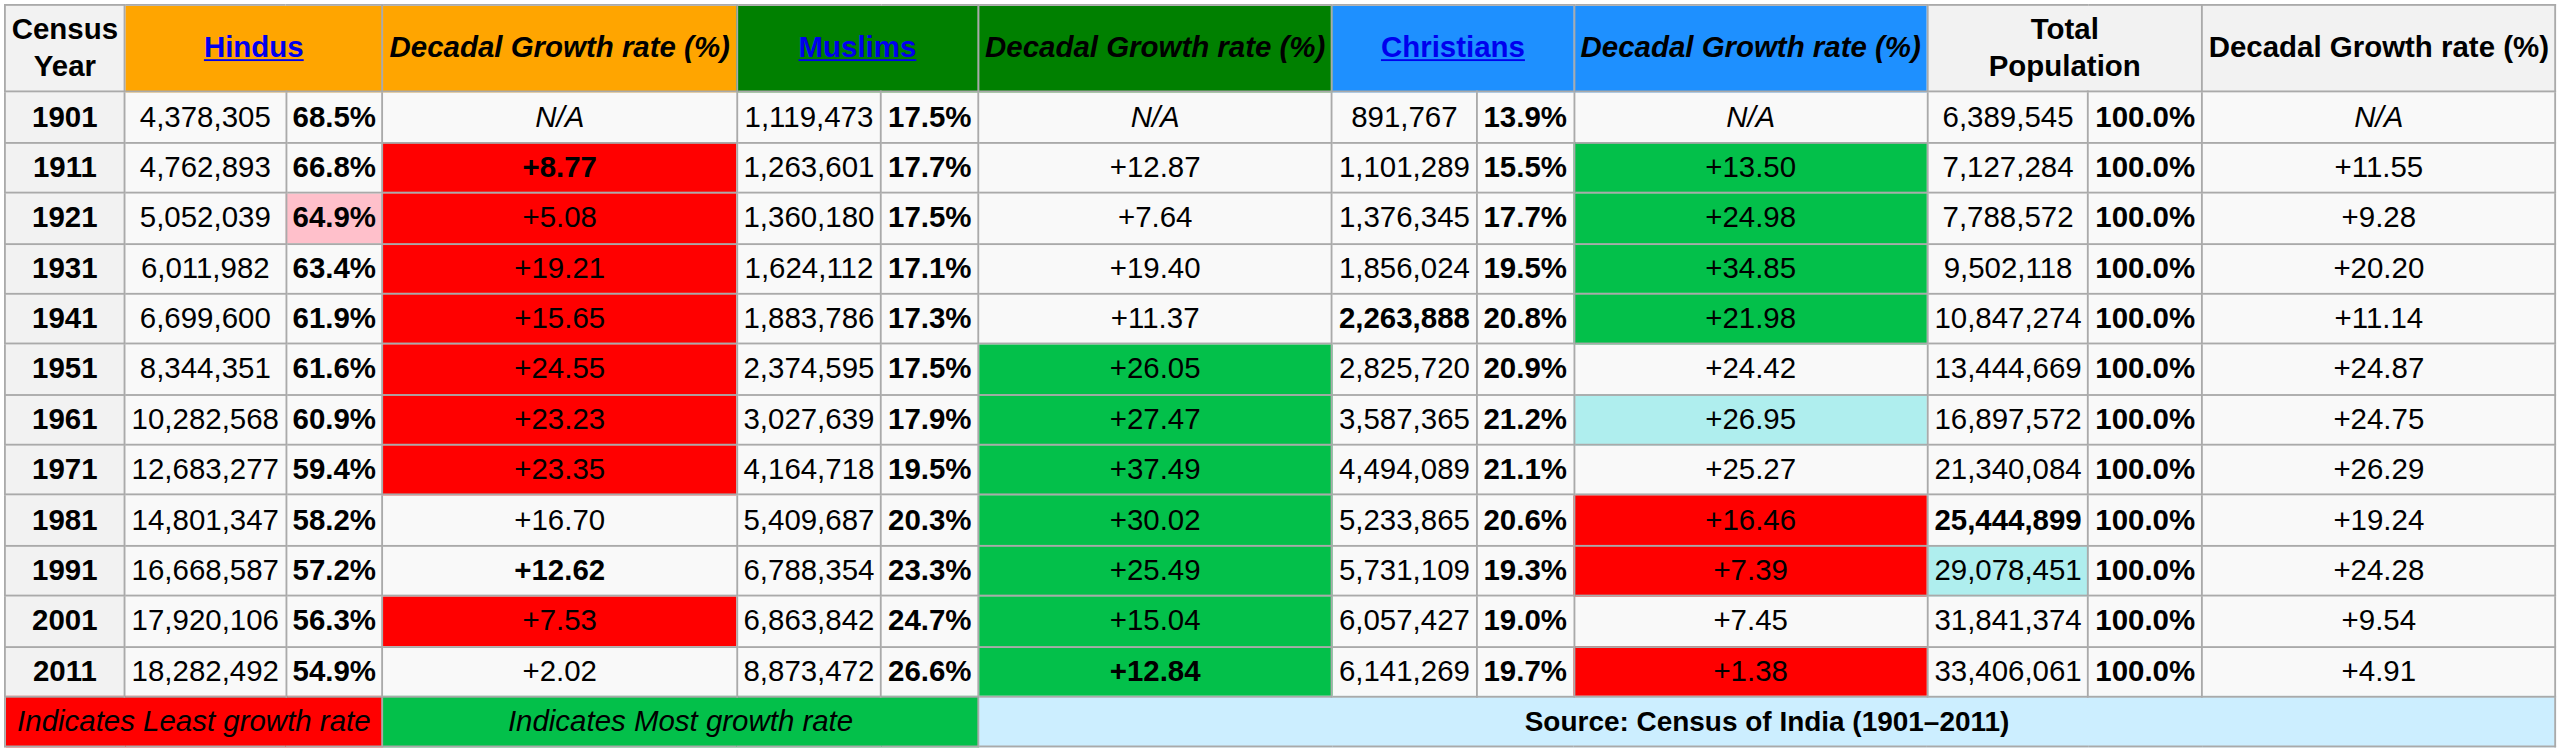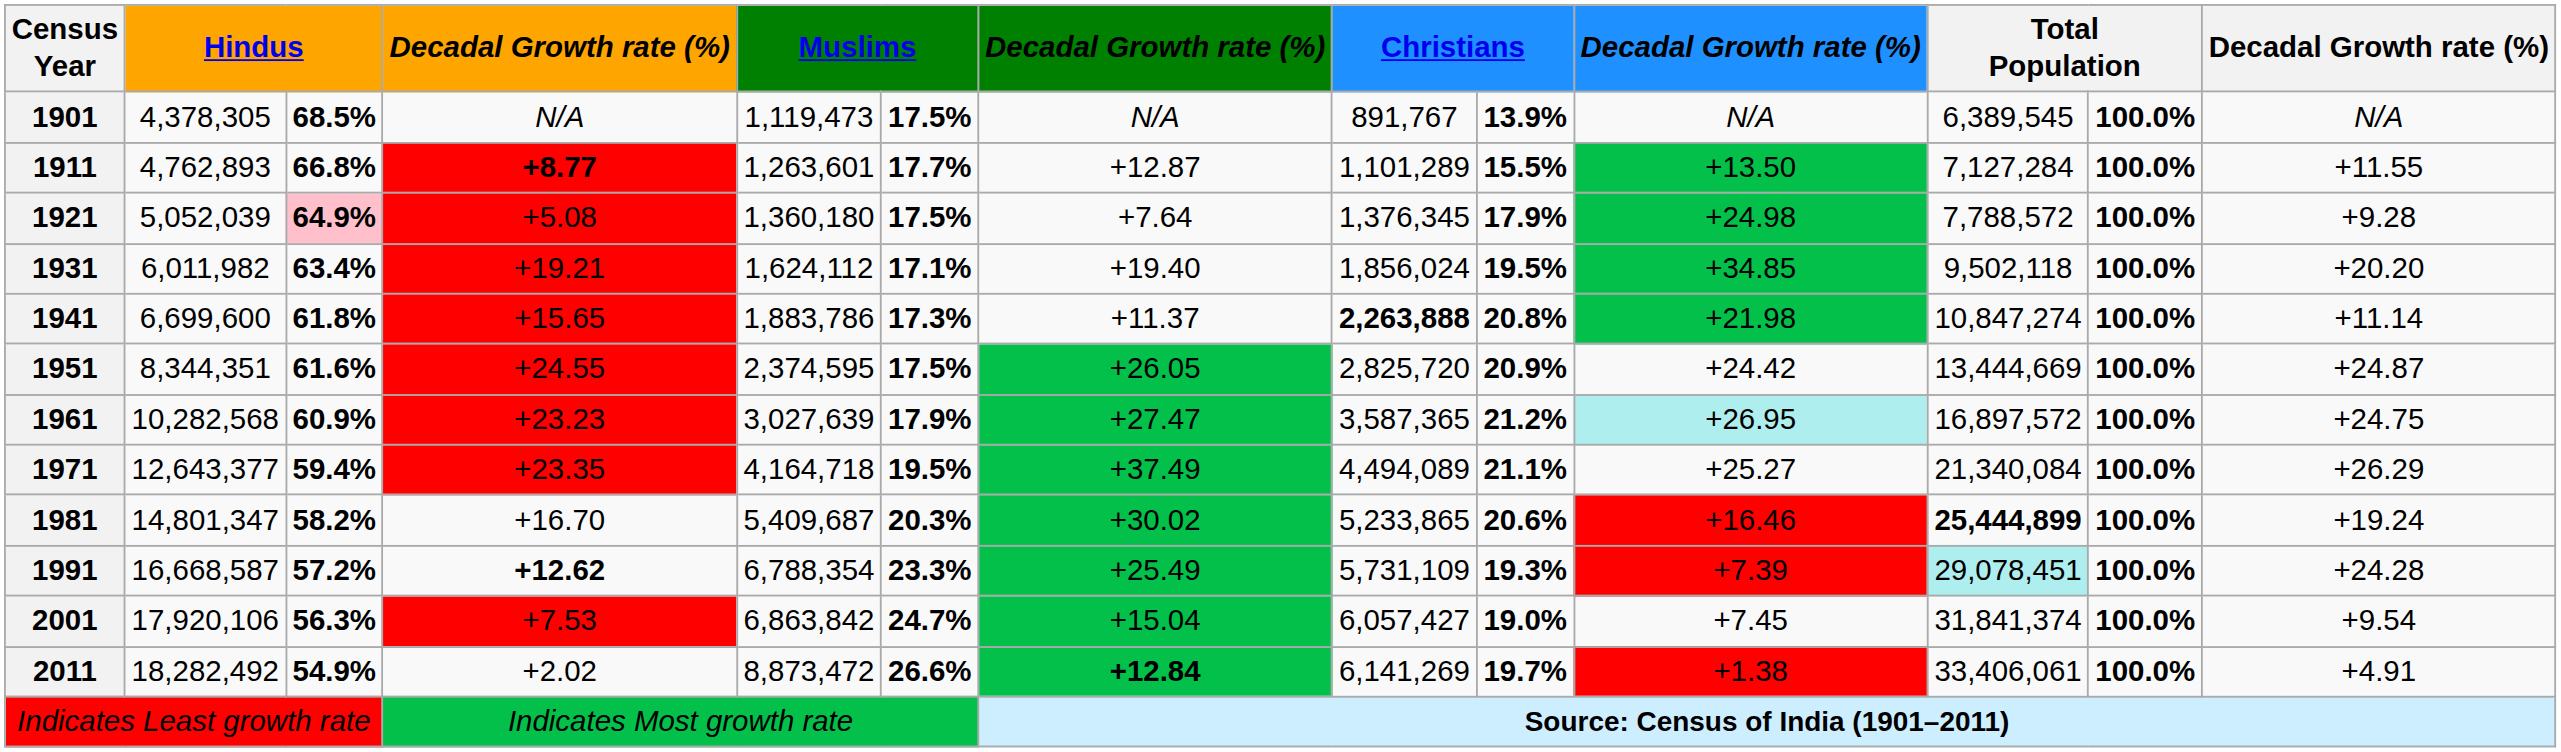(1525, 217) 17.7% -> (1525, 217) 17.9%
(334, 318) 61.9% -> (334, 318) 61.8%
(205, 469) 12,683,277 -> (205, 469) 12,643,377
